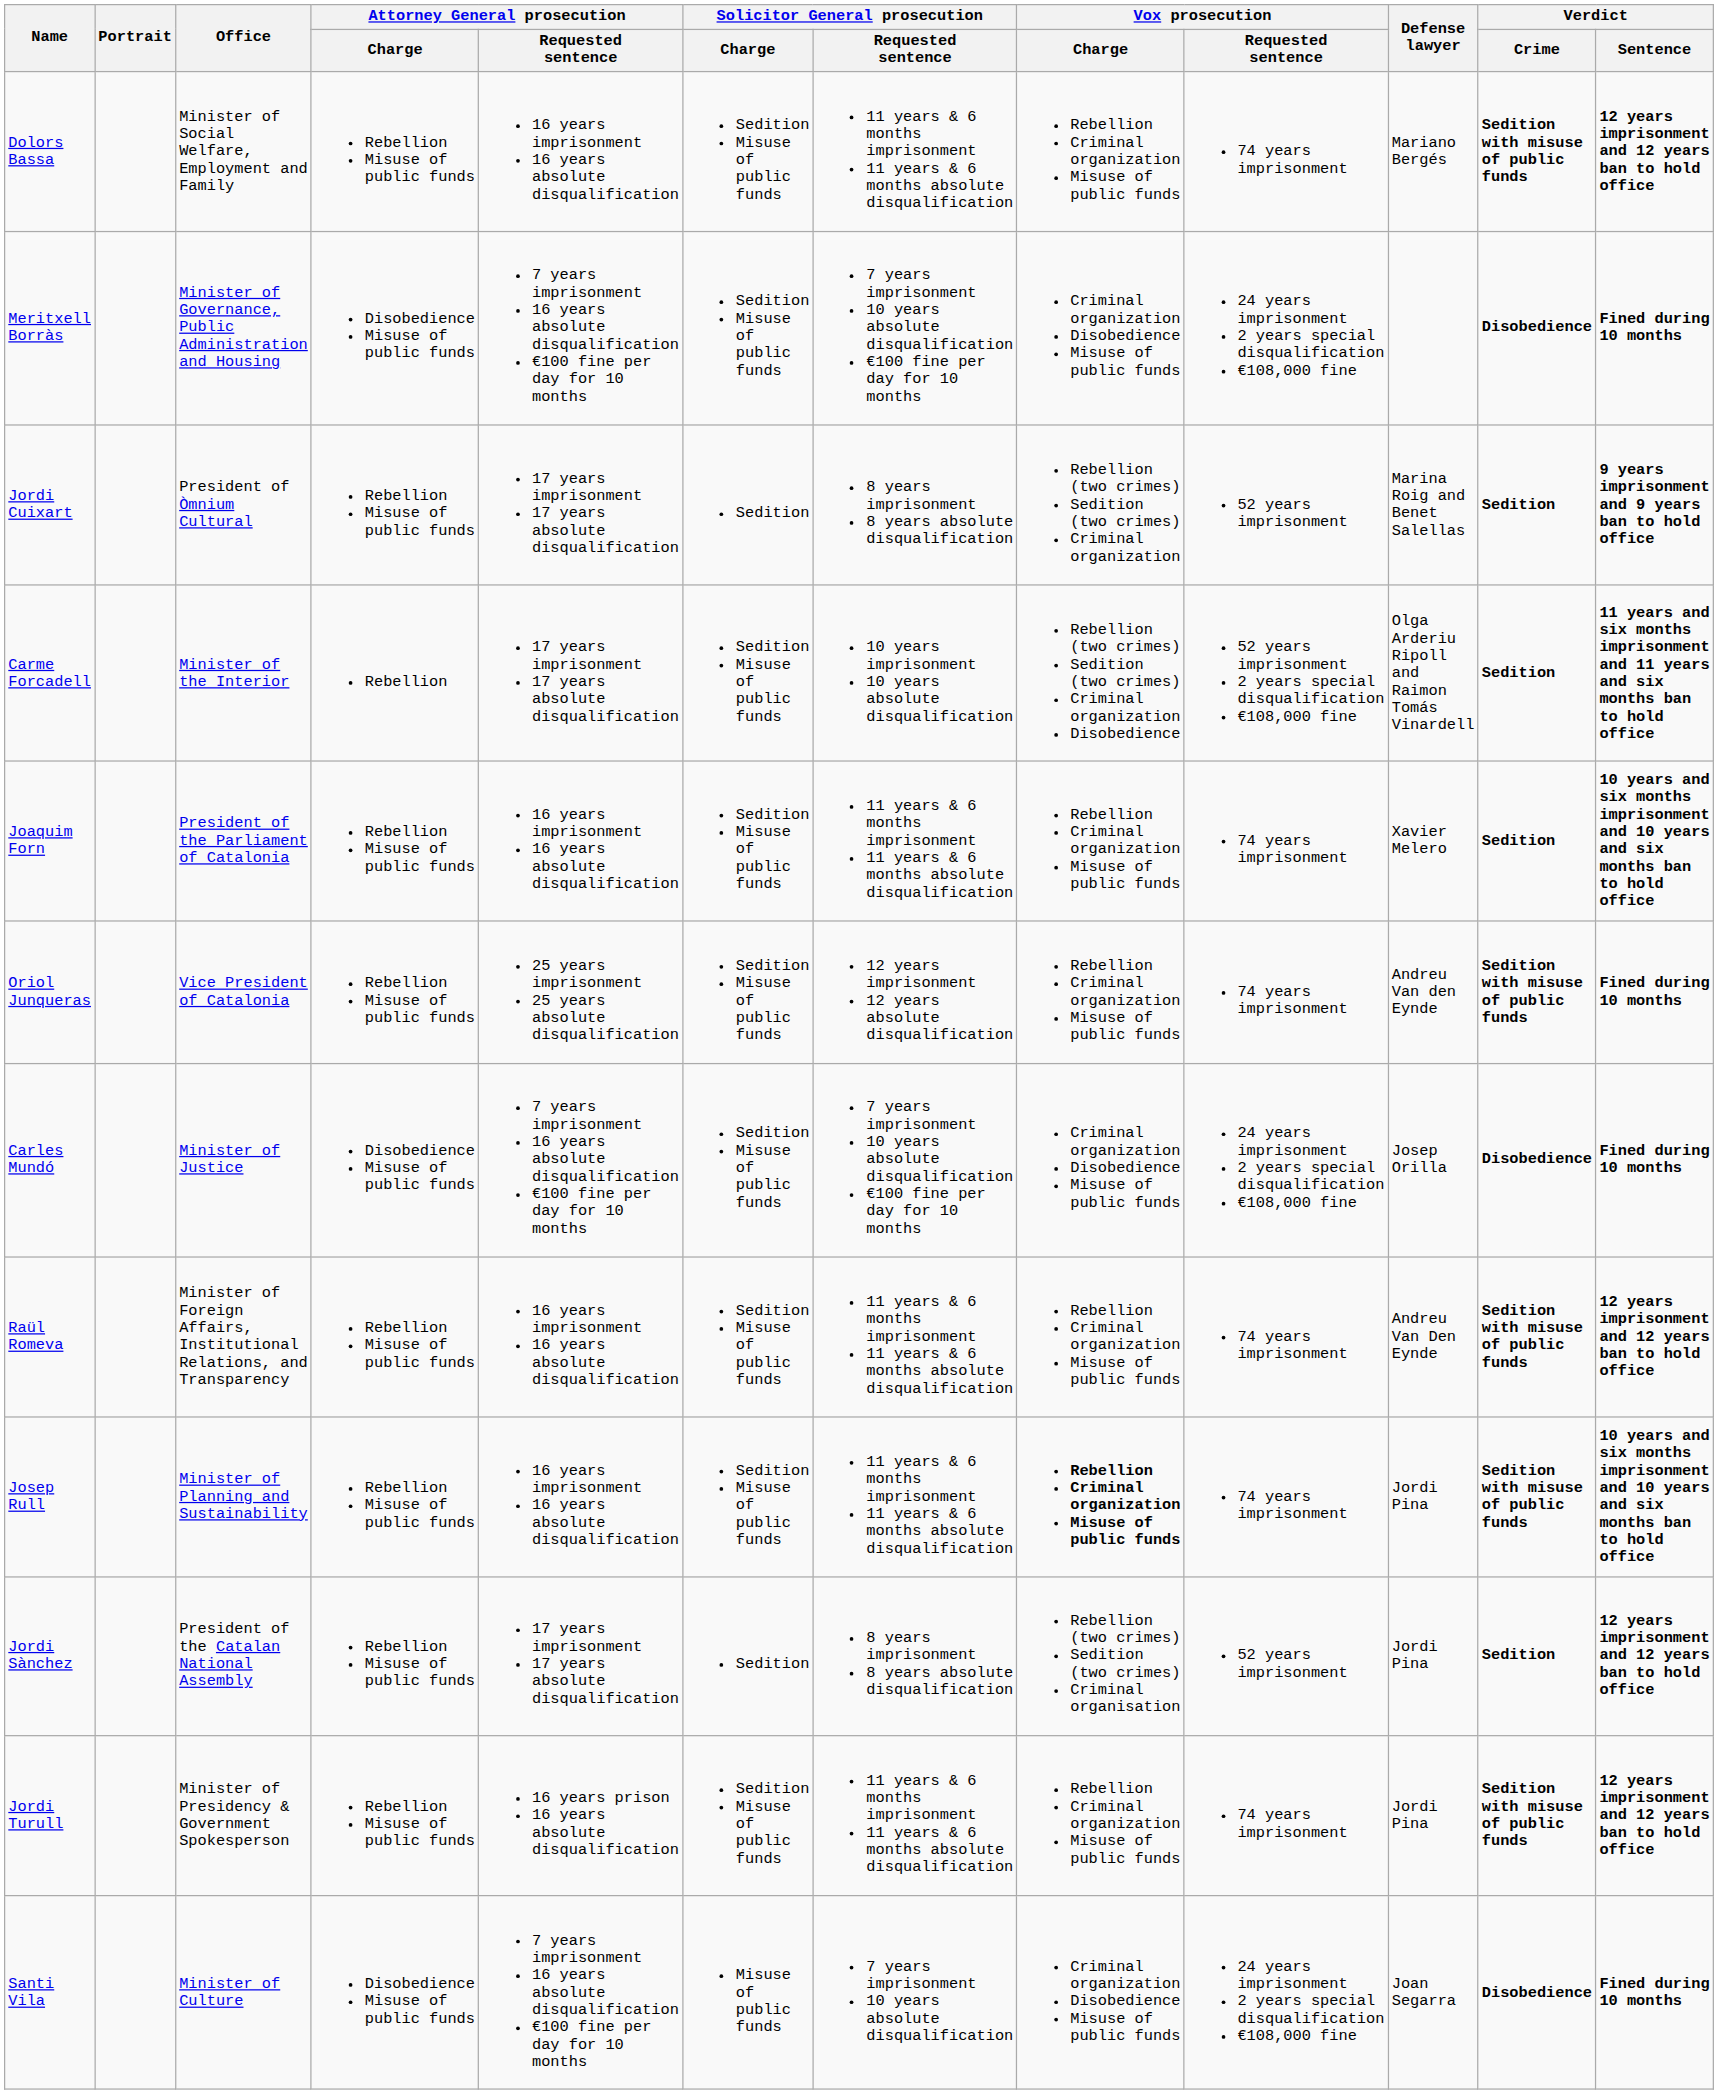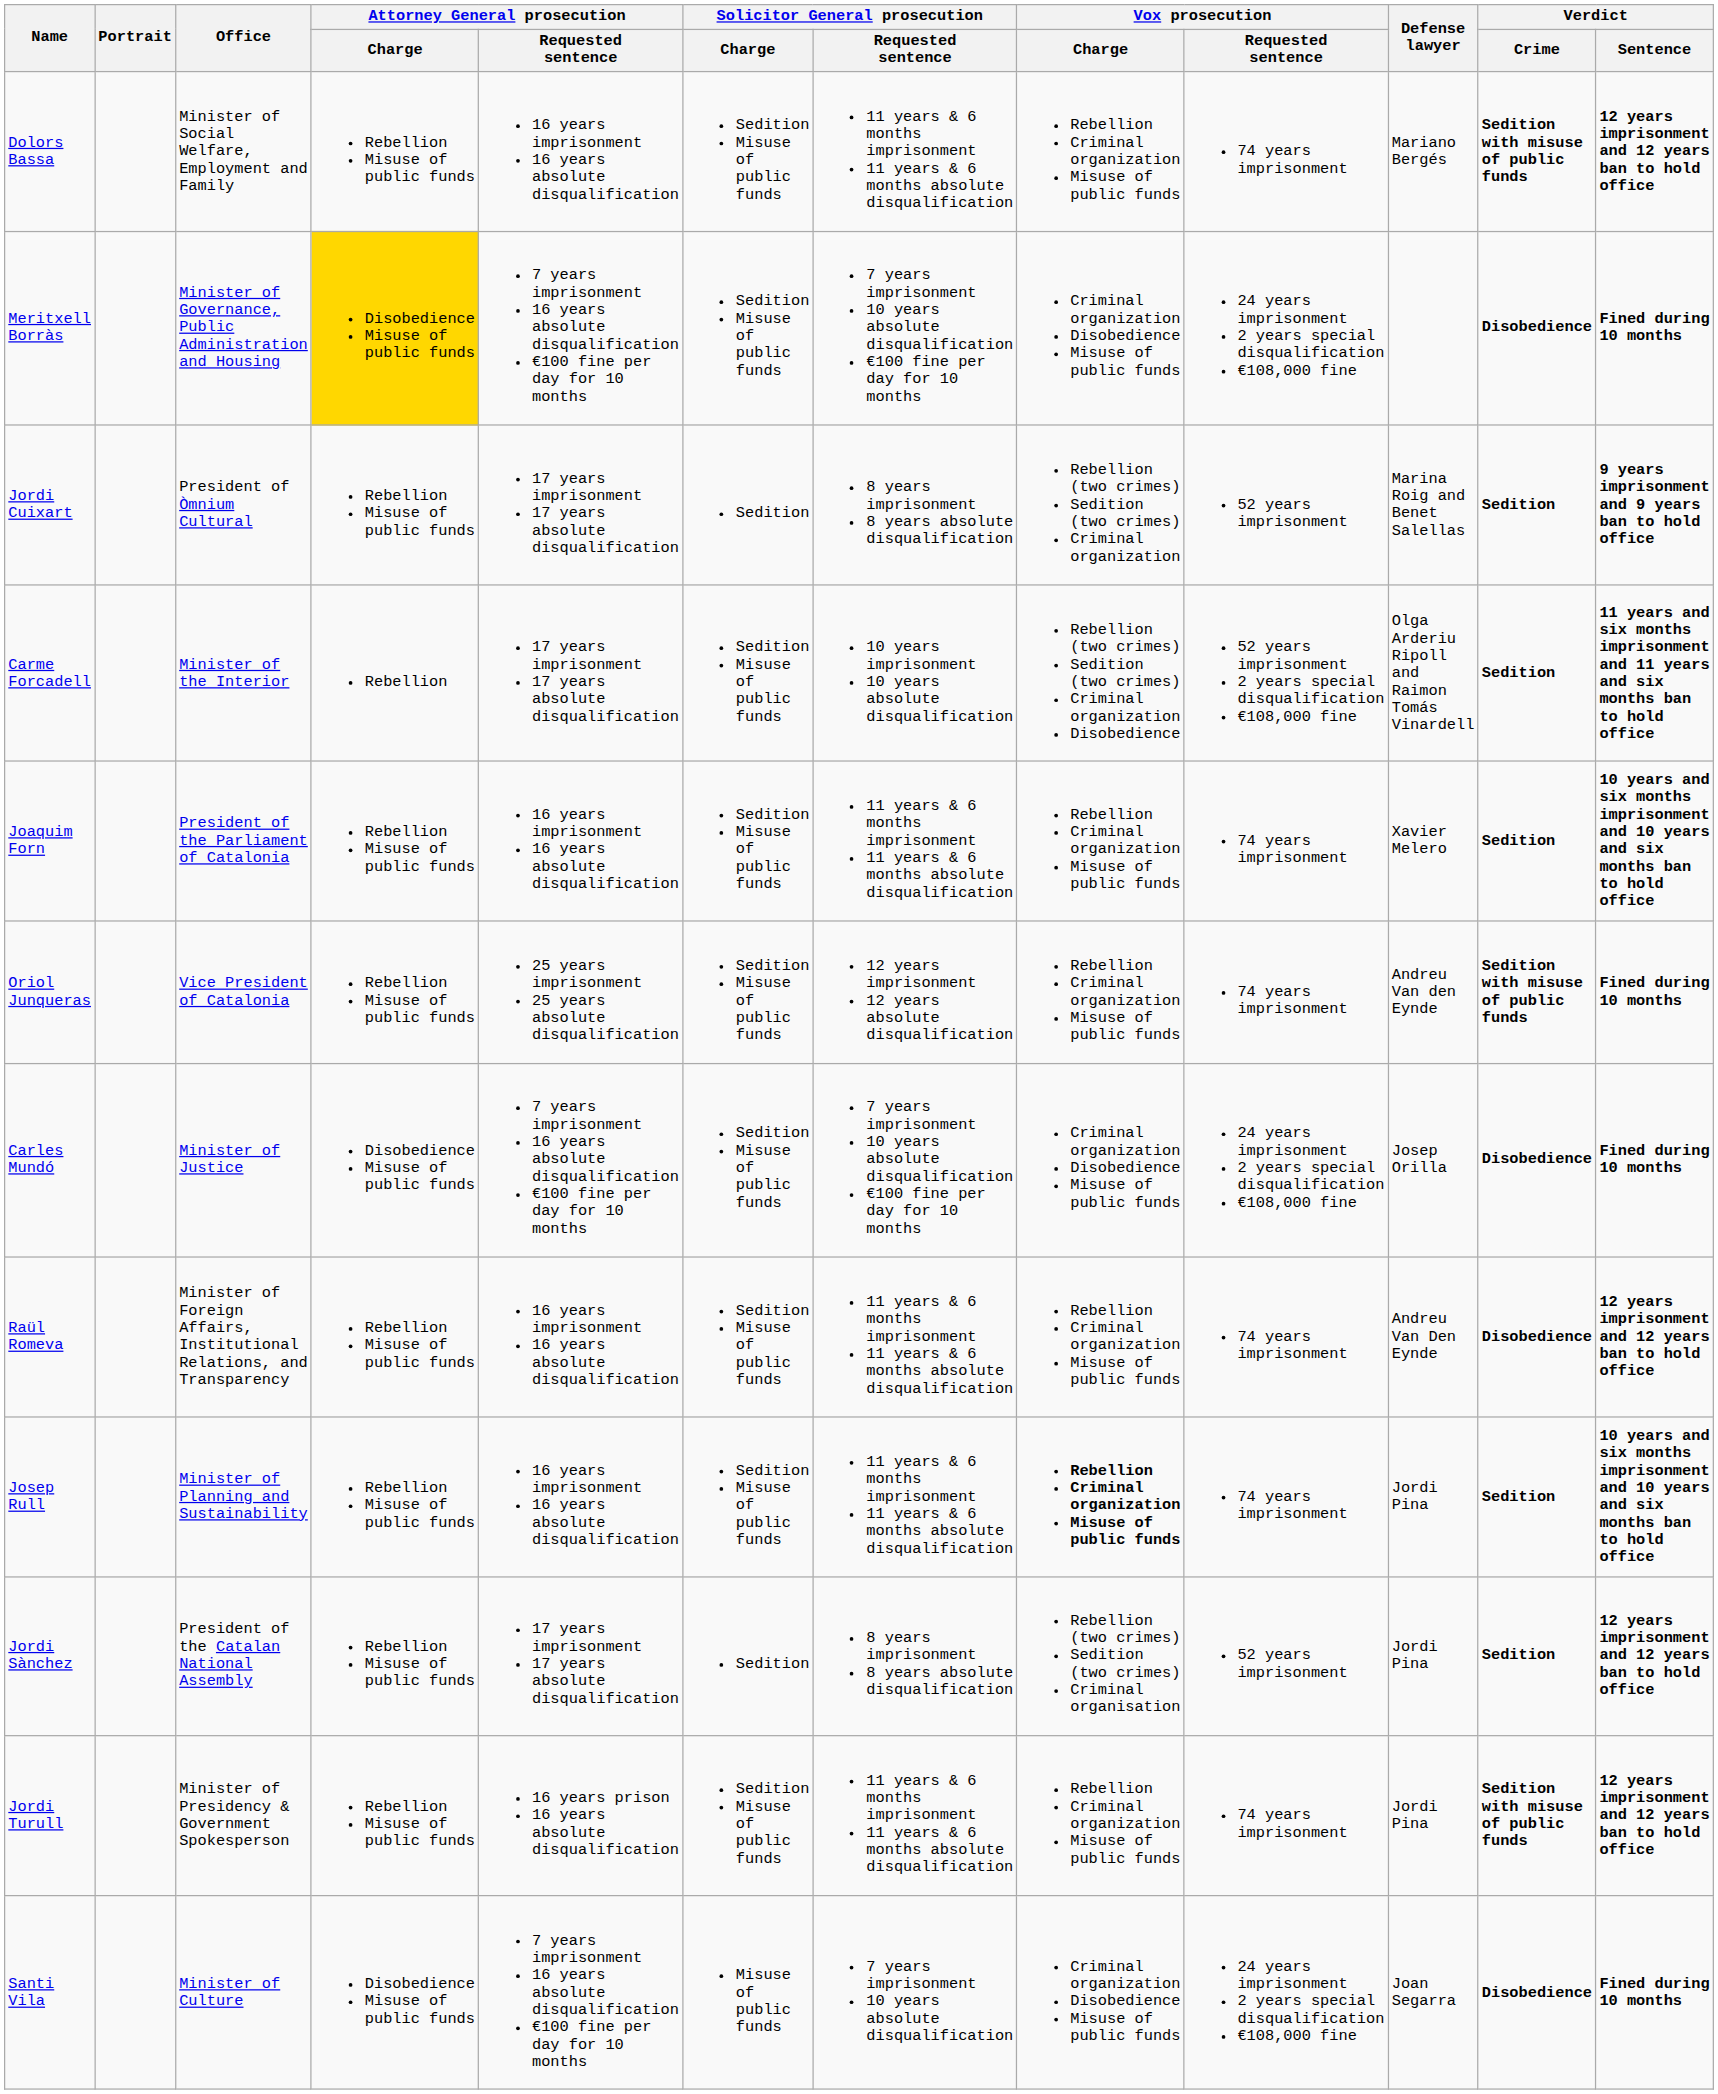(395, 337) no background -> (395, 337) gold background
(1532, 1337) Sedition with misuse of public funds -> (1537, 1337) Disobedience
(1532, 1497) Sedition with misuse of public funds -> (1519, 1497) Sedition
